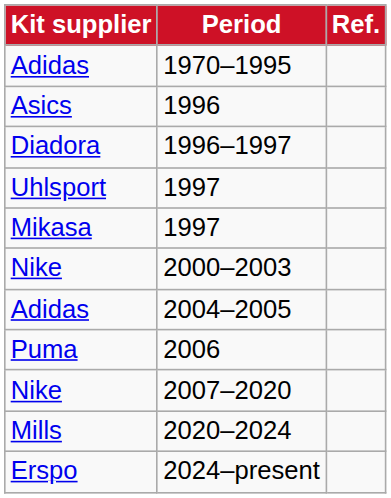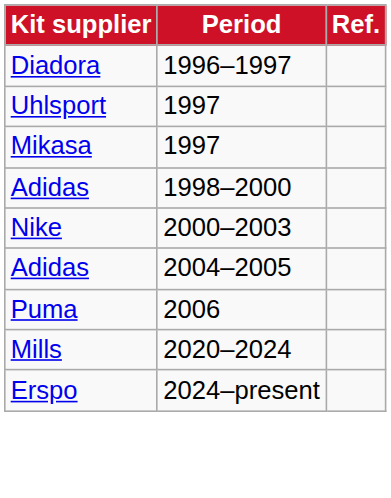- row: (50, 65)
- row: (41, 106)
+ row: (50, 187)
- row: (36, 390)
